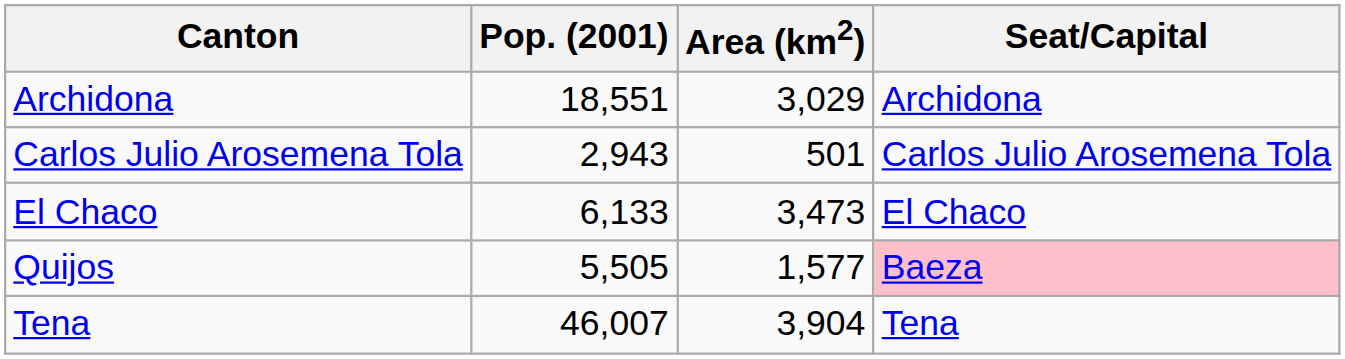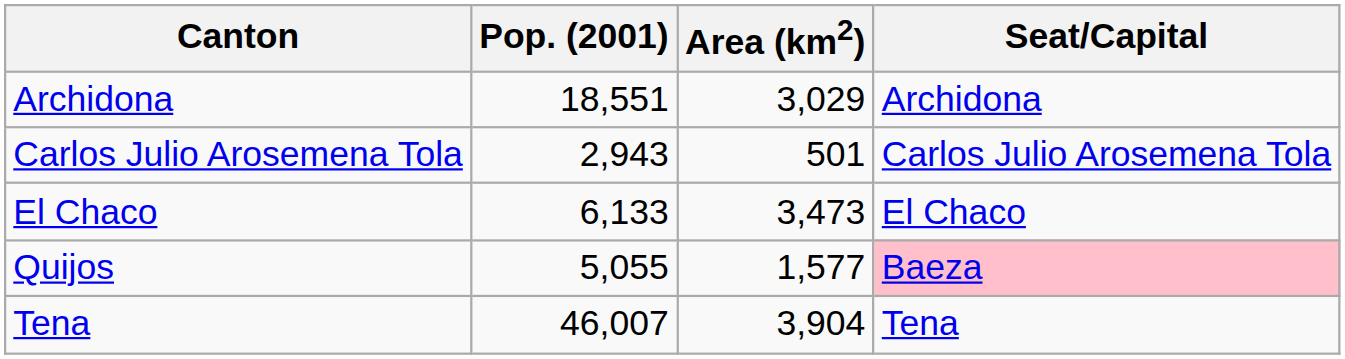(624, 267) 5,505 -> (624, 267) 5,055
